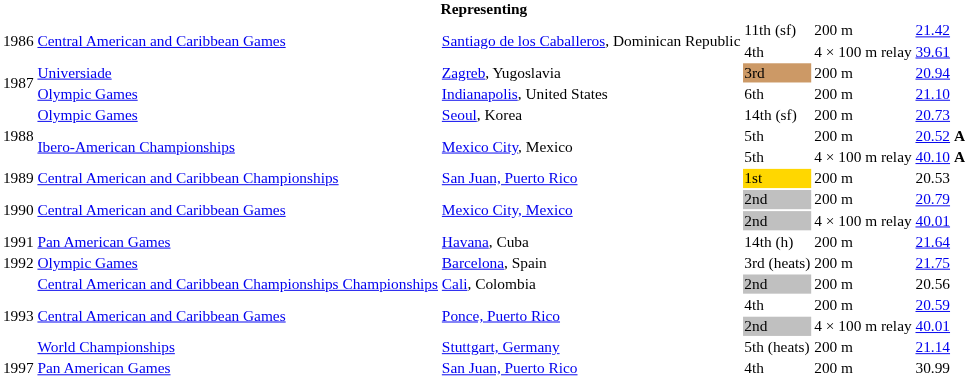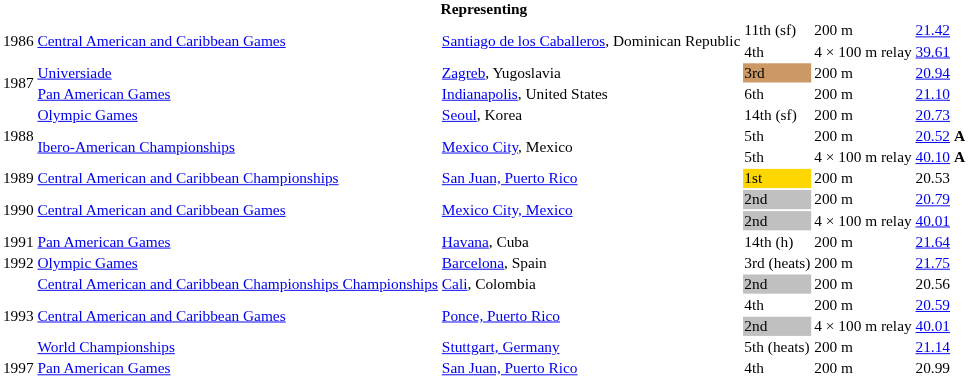(88, 94) Olympic Games -> (104, 94) Pan American Games
(933, 368) 30.99 -> (933, 368) 20.99
